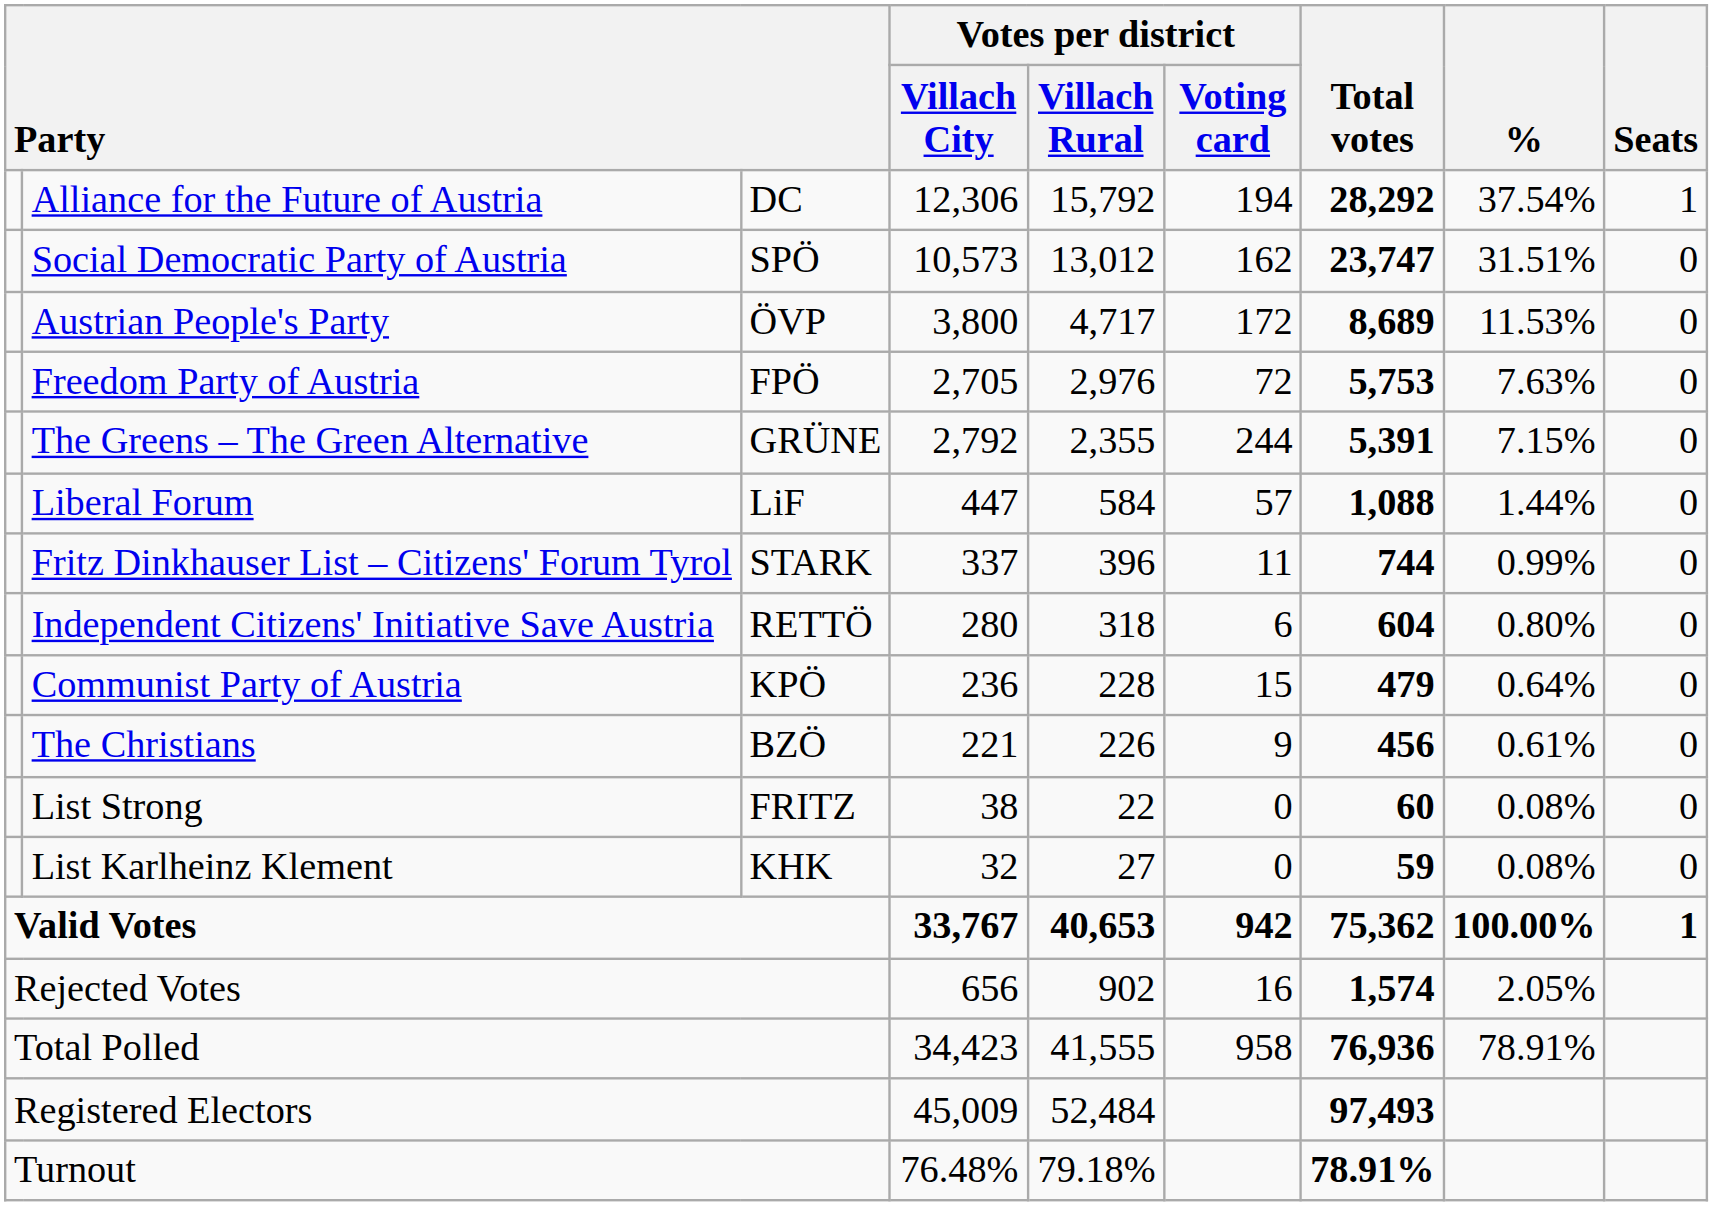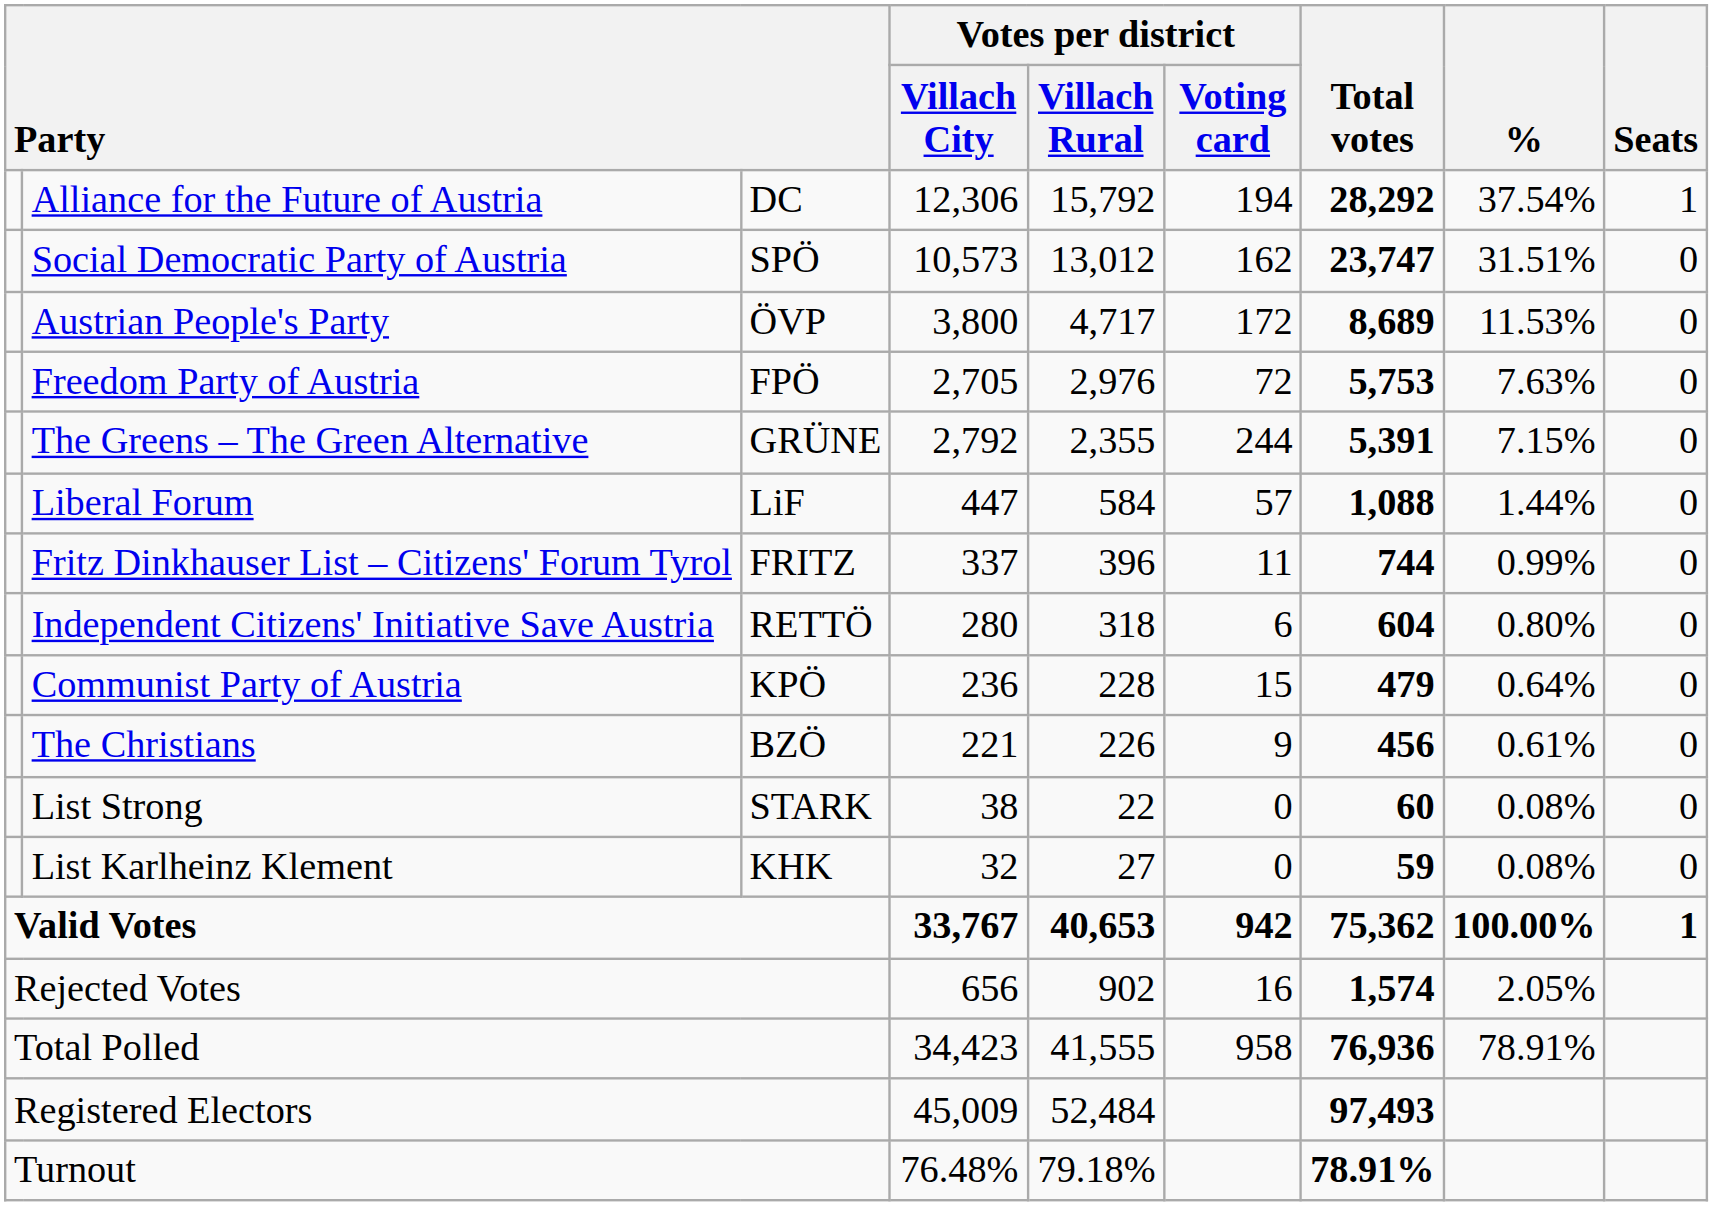(811, 563) STARK -> (803, 563) FRITZ
(803, 805) FRITZ -> (811, 805) STARK
